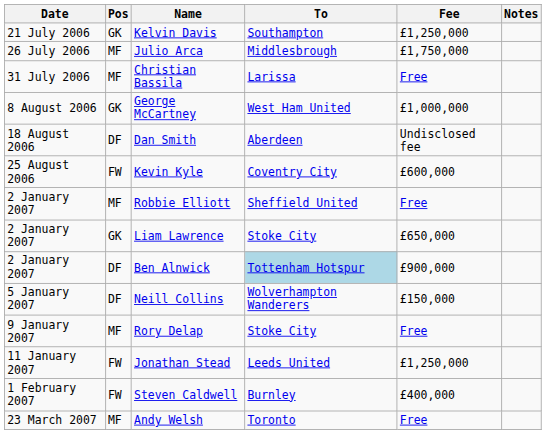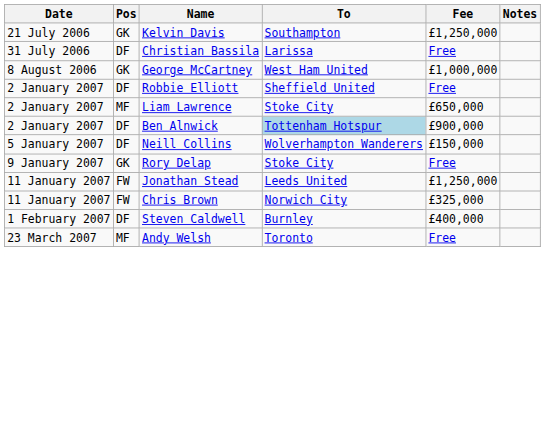- row: (168, 51)
(115, 76) MF -> (123, 51) DF
- row: (165, 140)
- row: (168, 172)
(115, 204) MF -> (123, 88) DF
(115, 236) GK -> (123, 107) MF
(115, 331) MF -> (123, 163) GK
+ row: (180, 200)
(115, 395) FW -> (123, 219) DF
